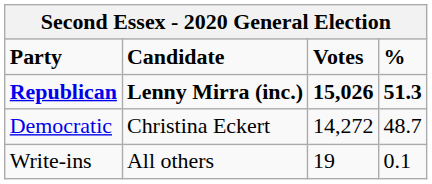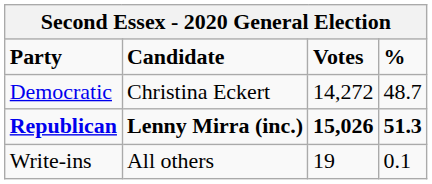rows swapped: (63, 91) <-> (61, 126)
